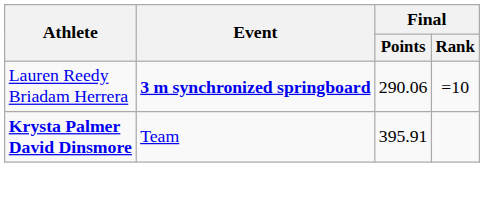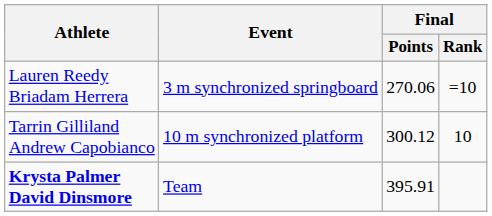(255, 86) bold -> (270, 86) normal
(403, 86) 290.06 -> (411, 86) 270.06
+ row: (82, 136)
